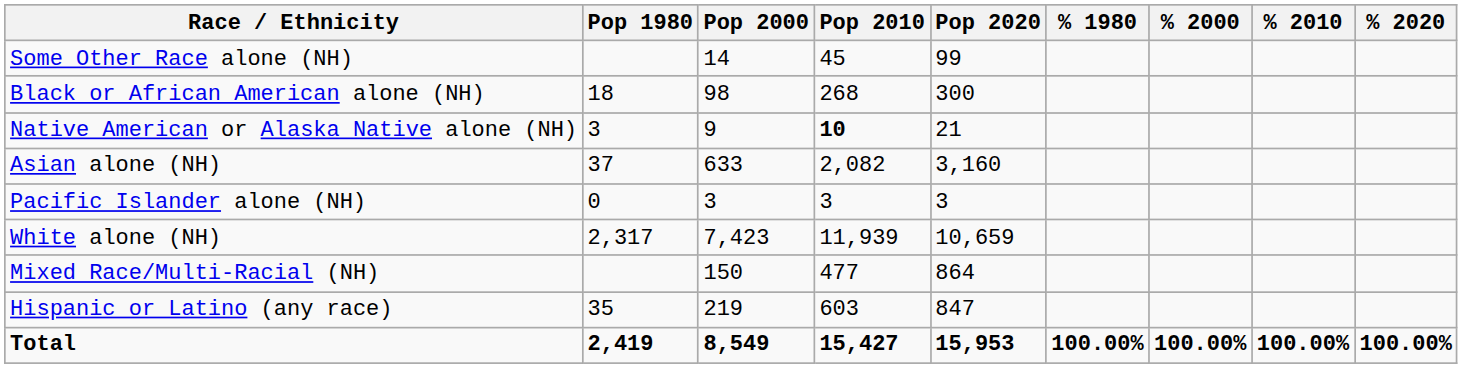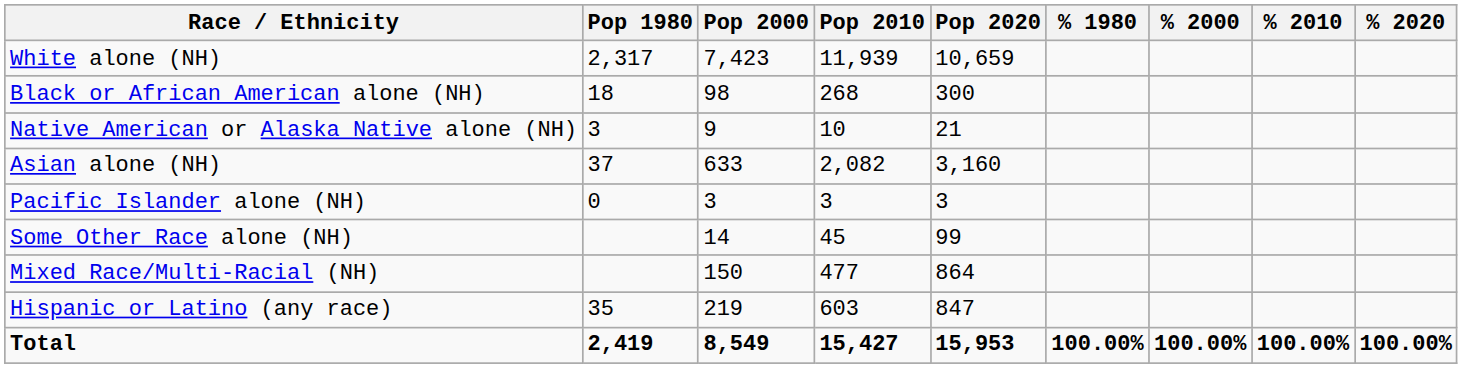rows swapped: (116, 238) <-> (181, 59)
(833, 130) bold -> (833, 130) normal
